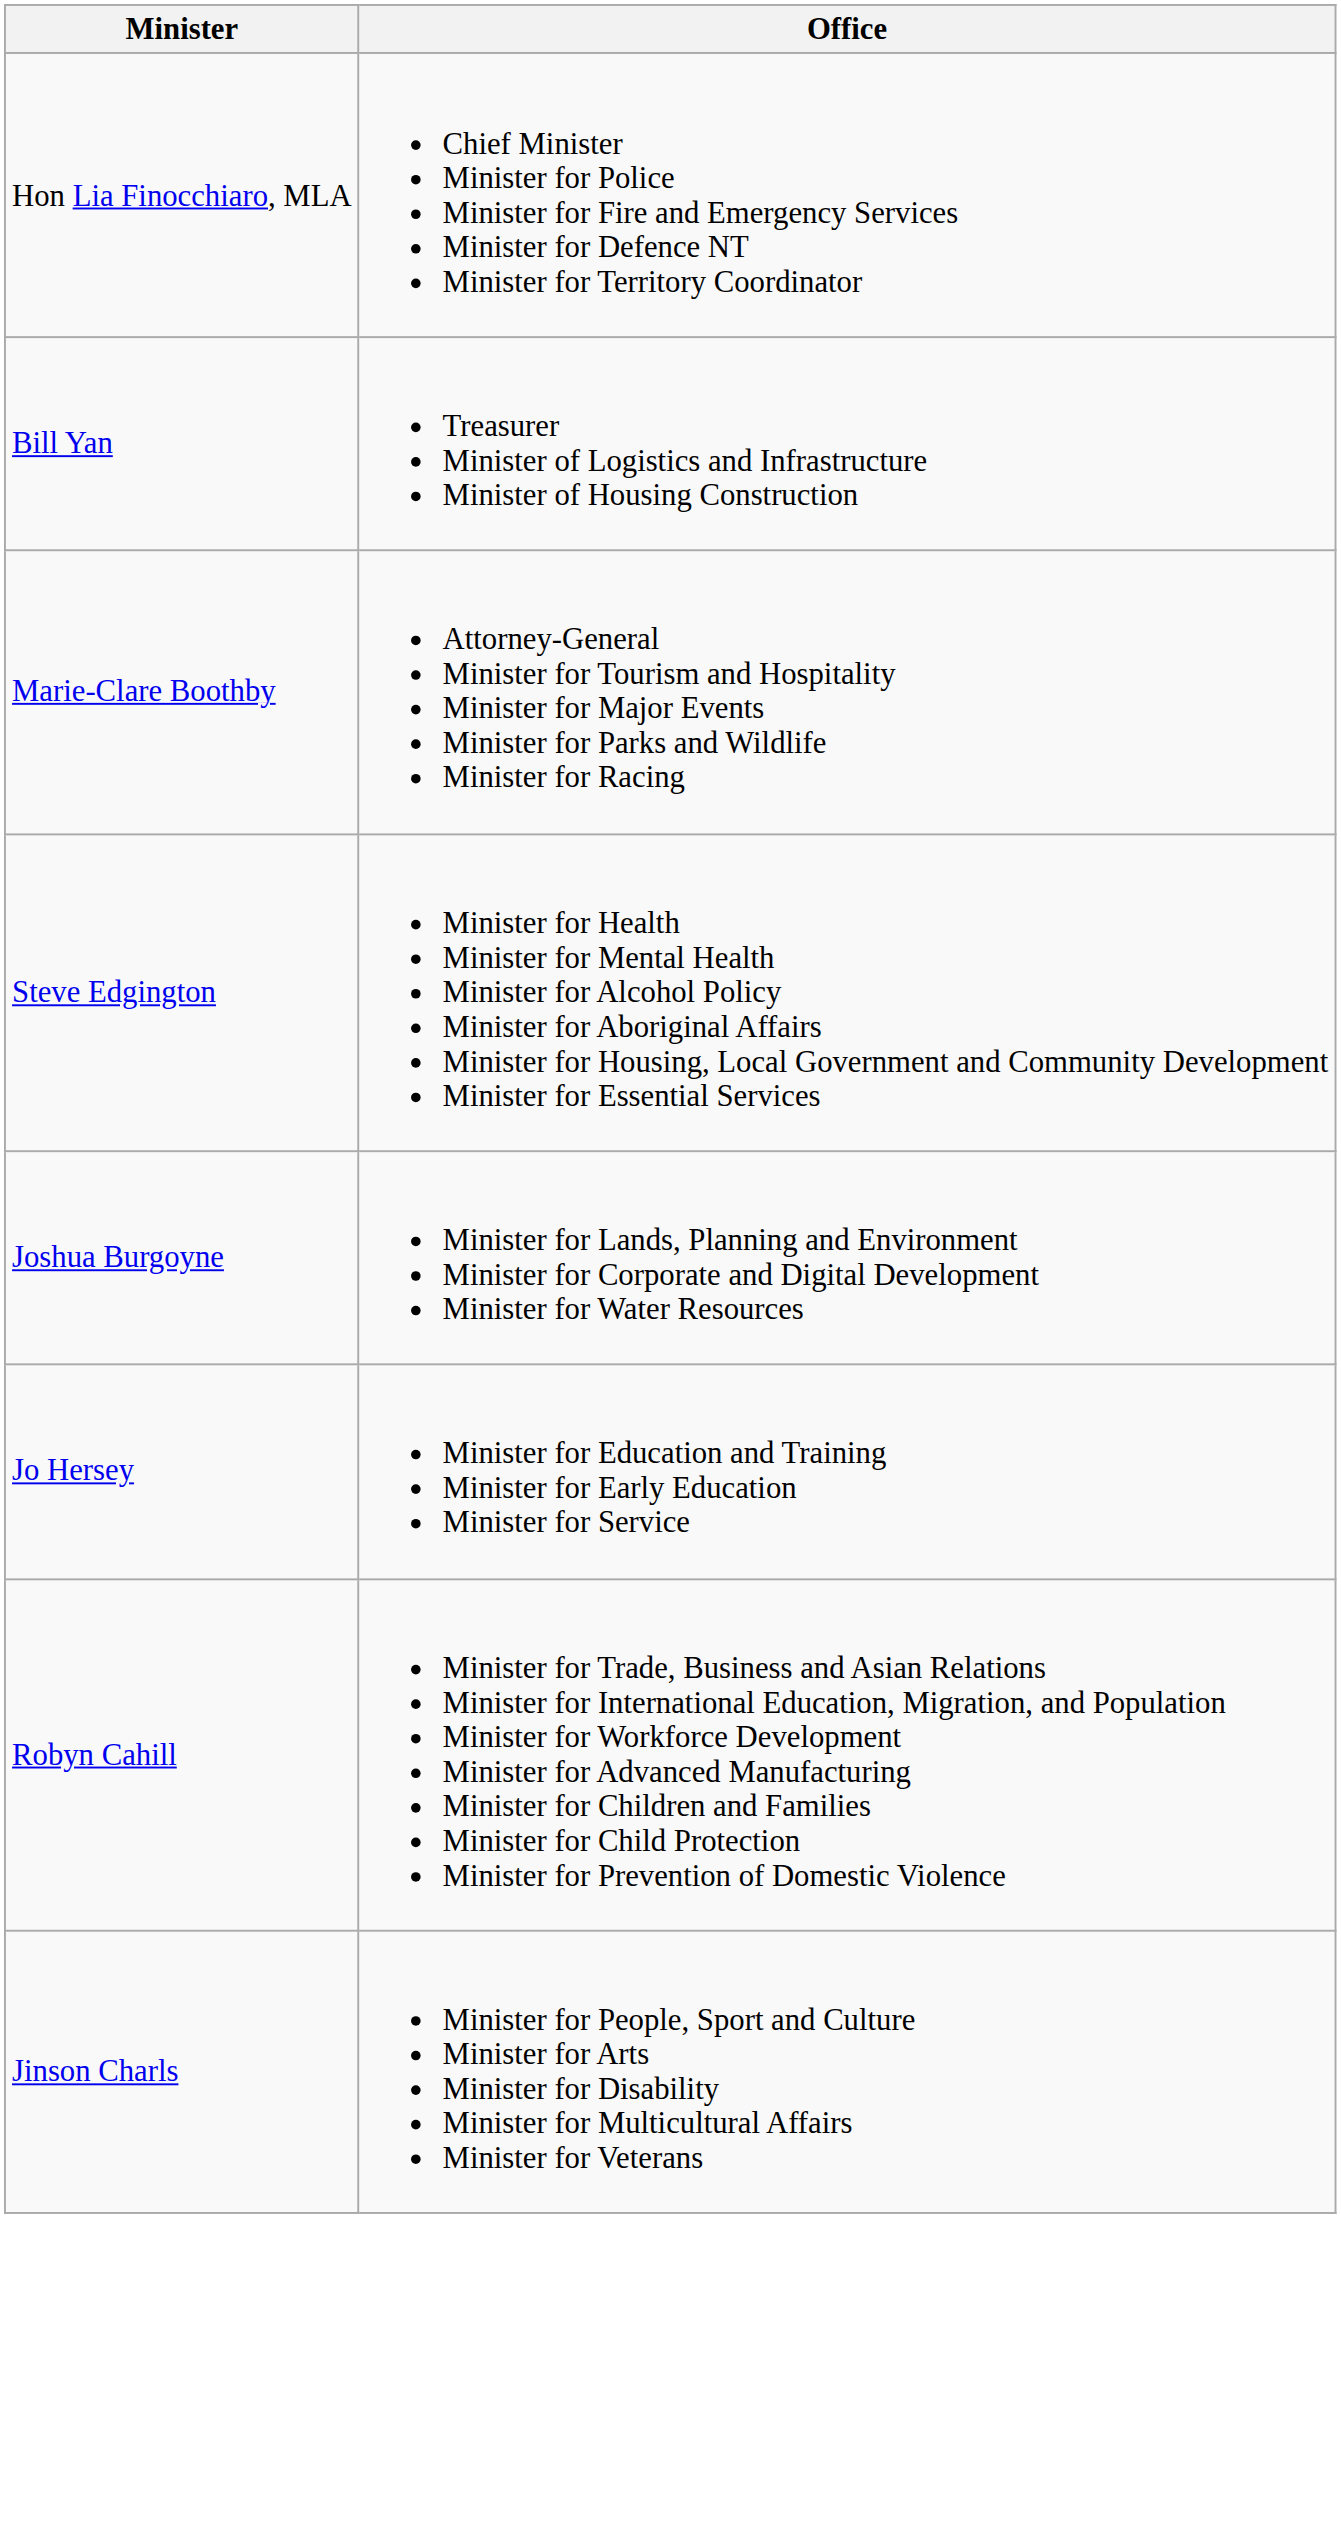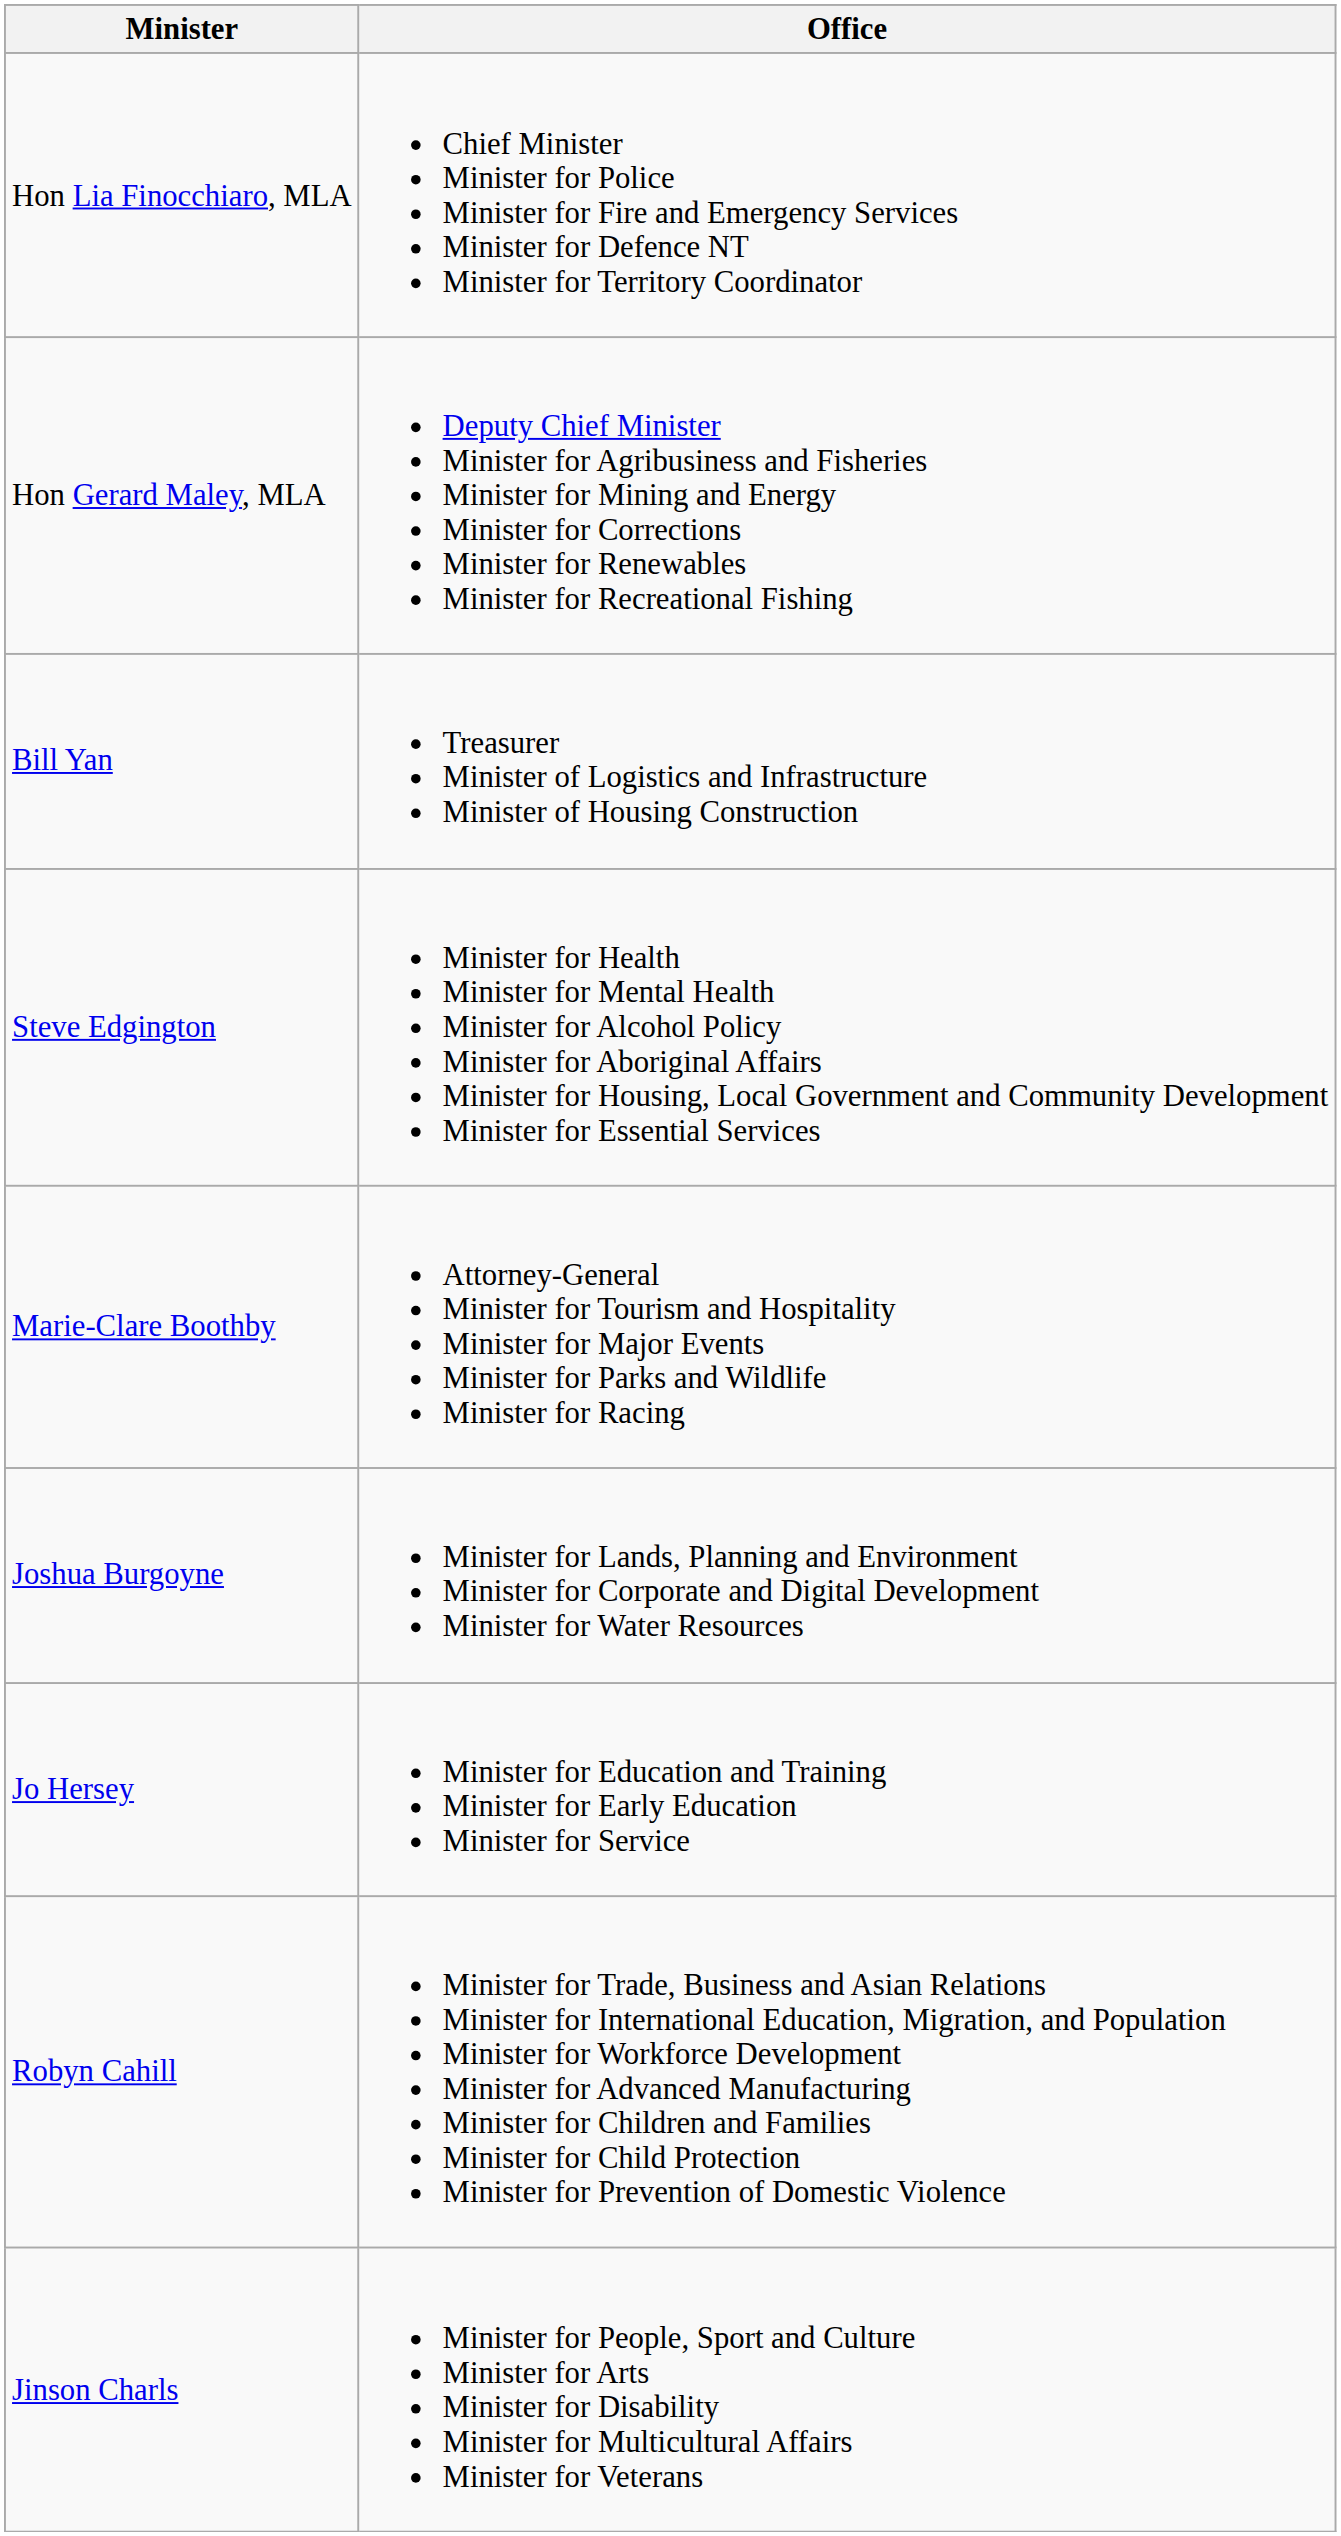+ row: (169, 494)
rows swapped: (144, 691) <-> (114, 991)
